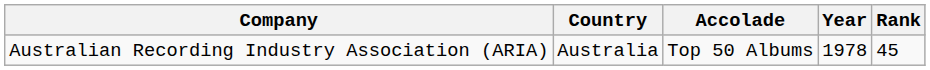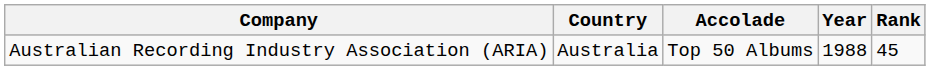(845, 50) 1978 -> (845, 50) 1988
